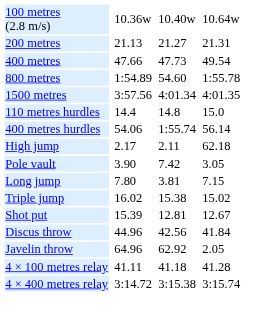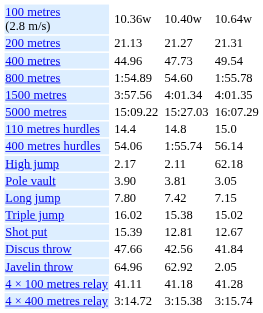(128, 60) 47.66 -> (128, 60) 44.96
+ row: (36, 112)
(169, 163) 7.42 -> (175, 180) 3.81
(169, 180) 3.81 -> (175, 198) 7.42
(128, 232) 44.96 -> (128, 249) 47.66
